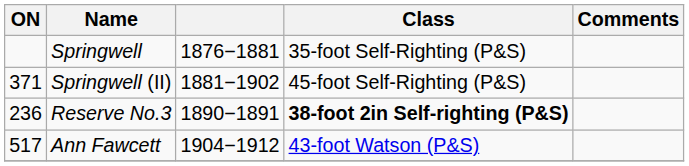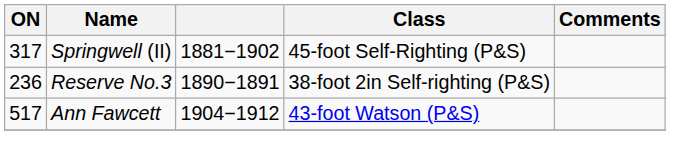- row: (96, 51)
(26, 82) 371 -> (26, 51) 317
(429, 113) bold -> (419, 82) normal
